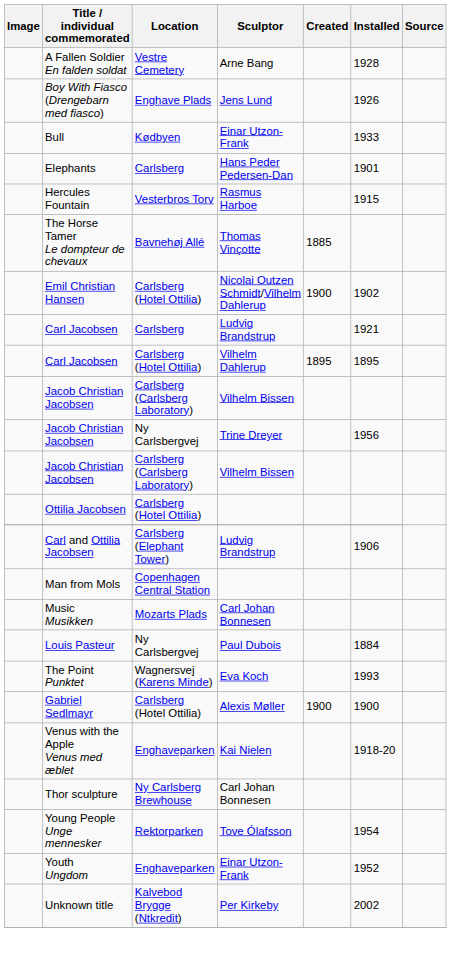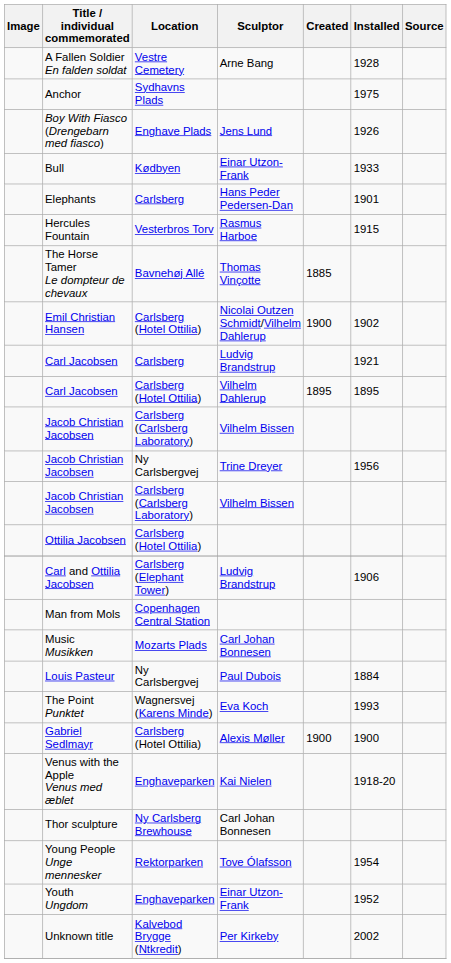+ row: (63, 94)
